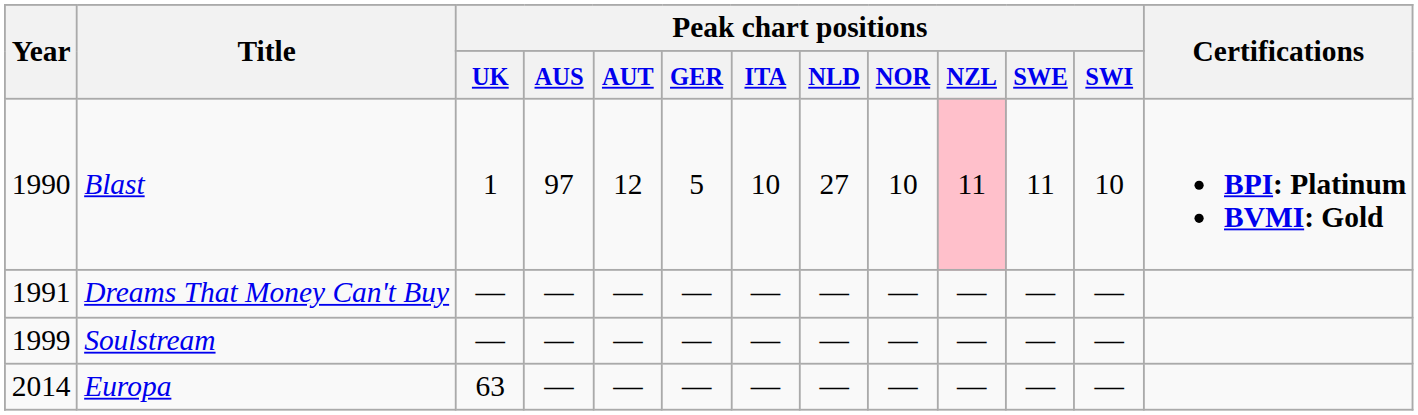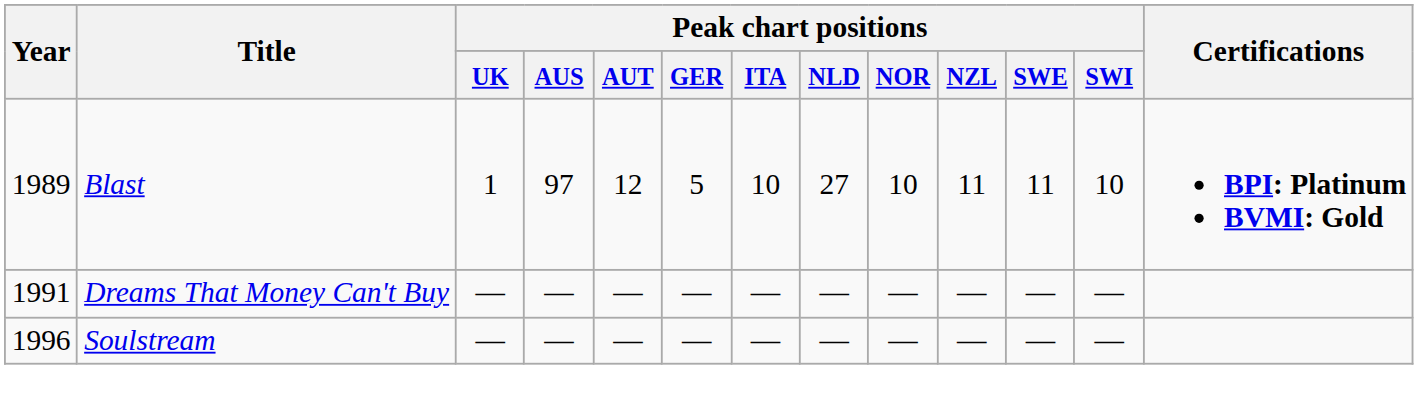(41, 183) 1990 -> (41, 183) 1989
(972, 183) pink background -> (972, 183) no background
(41, 339) 1999 -> (41, 339) 1996
- row: (128, 386)
